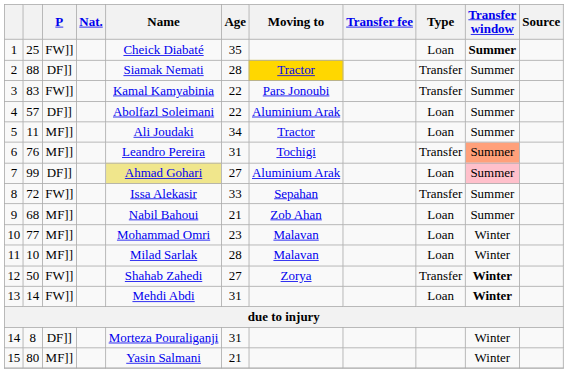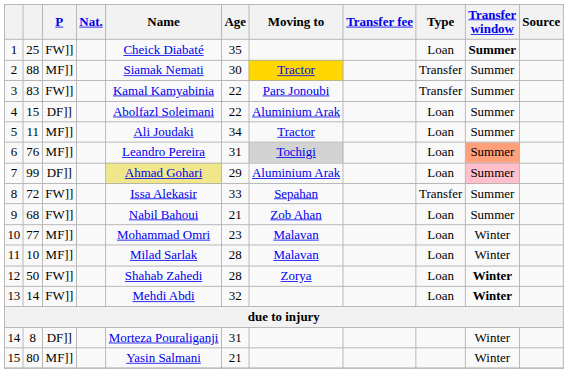(59, 70) DF]] -> (59, 70) MF]]
(235, 70) 28 -> (235, 70) 30
(33, 111) 57 -> (33, 111) 15
(296, 152) no background -> (296, 152) lightgrey background
(441, 152) Transfer -> (441, 152) Loan
(235, 173) 27 -> (235, 173) 29
(59, 214) MF]] -> (59, 214) FW]]
(235, 276) 27 -> (235, 276) 28
(441, 276) Transfer -> (441, 276) Loan
(235, 296) 31 -> (235, 296) 32
